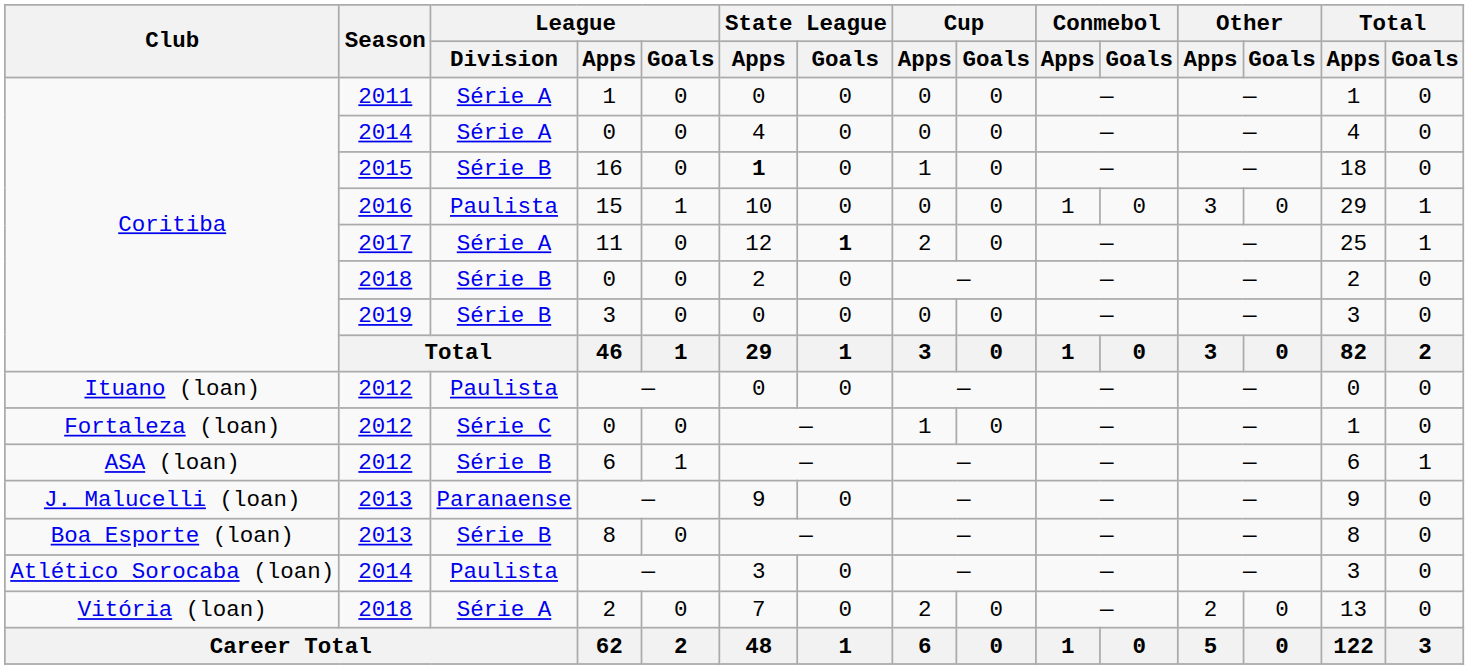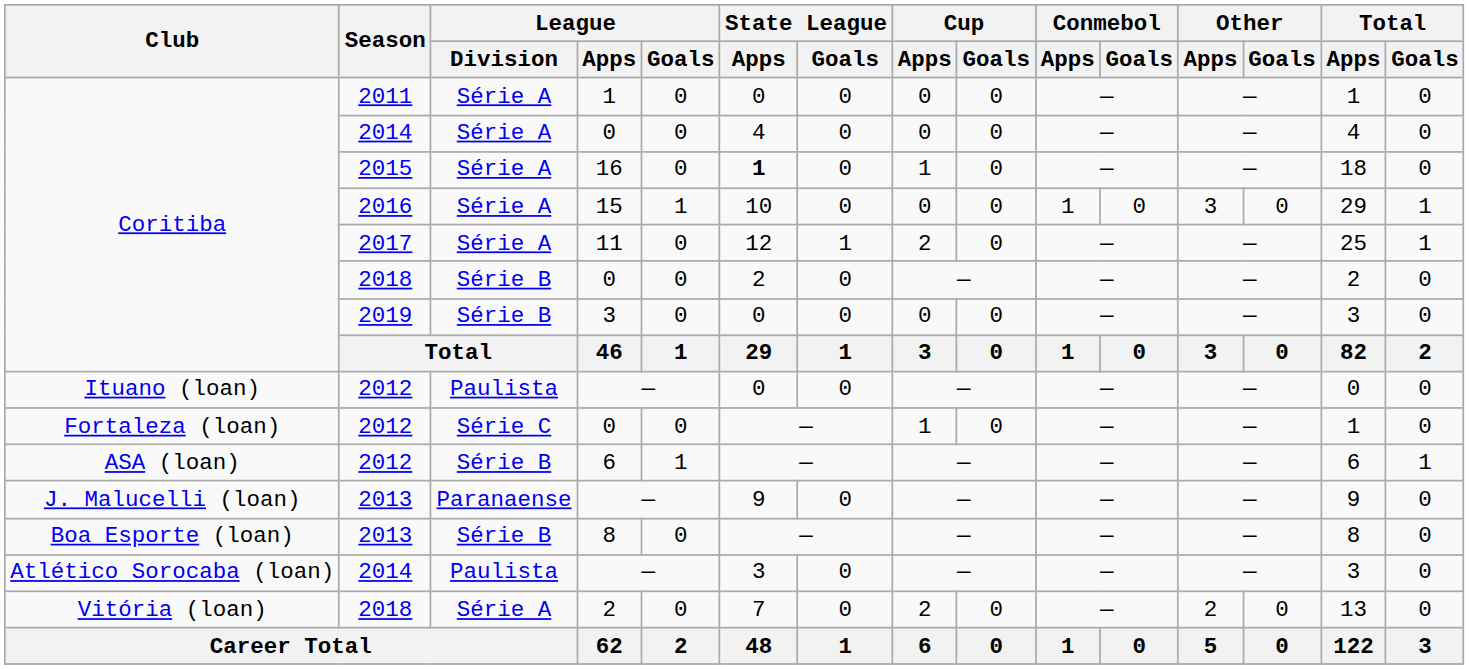(504, 170) Série B -> (504, 170) Série A
(504, 206) Paulista -> (504, 206) Série A
(845, 243) bold -> (845, 243) normal
